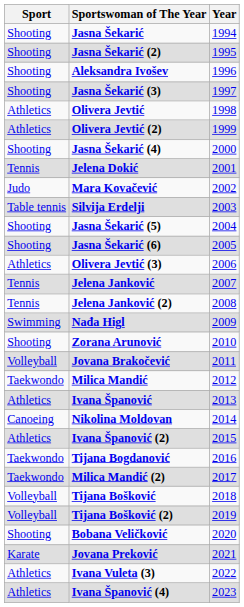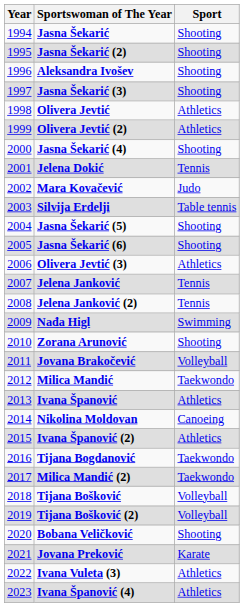columns swapped: (224, 14) <-> (37, 14)
